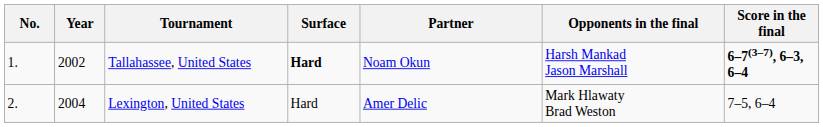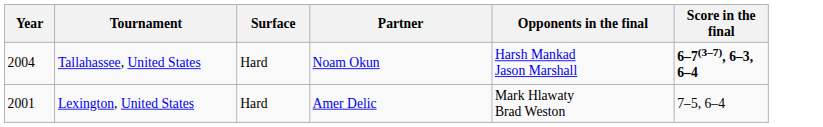- column: (30, 23)
(72, 62) 2002 -> (21, 62) 2004
(306, 62) bold -> (254, 62) normal
(72, 102) 2004 -> (21, 102) 2001
